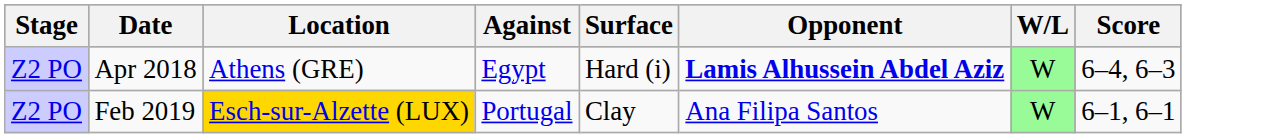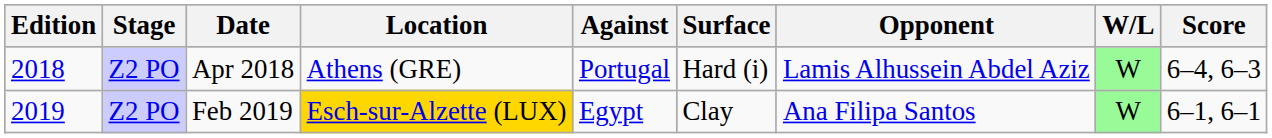+ column: (54, 25)
(514, 68) Egypt -> (624, 68) Portugal
(845, 68) bold -> (936, 68) normal
(527, 111) Portugal -> (611, 111) Egypt
